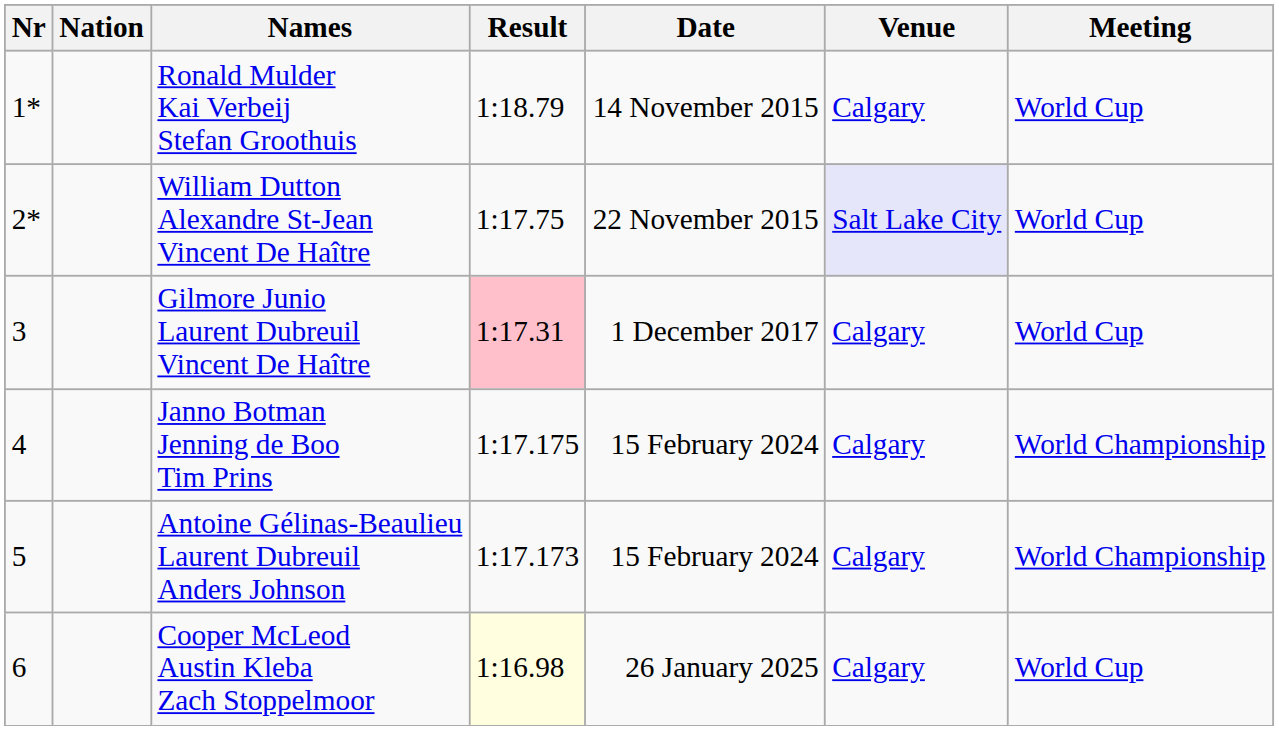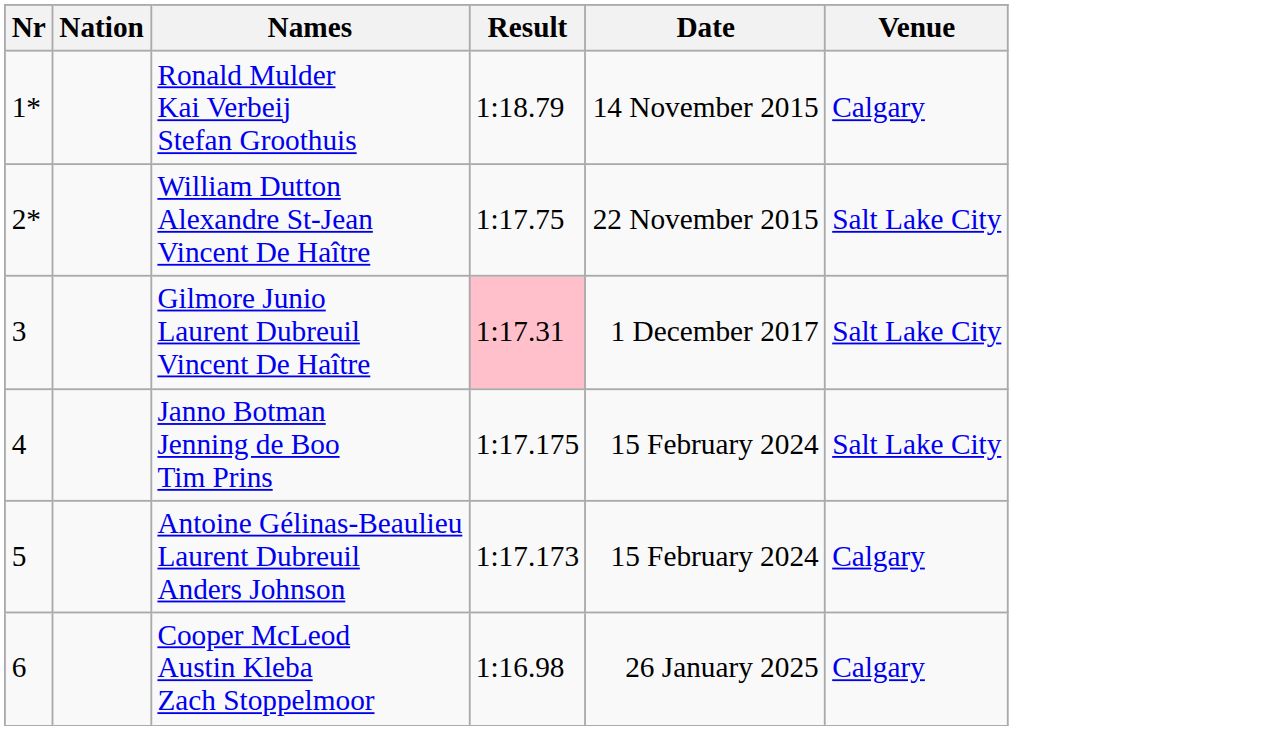- column: (1140, 27)
(917, 219) lavender background -> (917, 219) no background
(879, 331) Calgary -> (917, 331) Salt Lake City
(879, 444) Calgary -> (917, 444) Salt Lake City
(520, 668) lightyellow background -> (520, 668) no background
